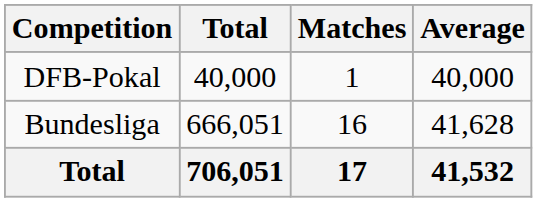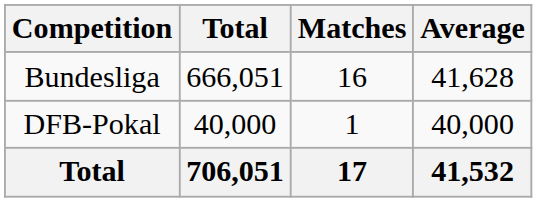rows swapped: (92, 123) <-> (92, 76)
